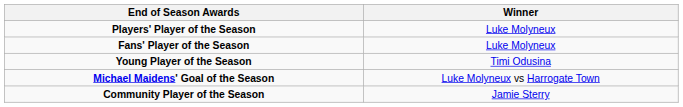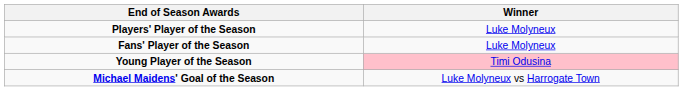(521, 62) no background -> (521, 62) pink background
- row: (184, 95)
